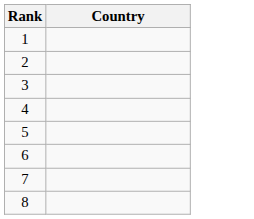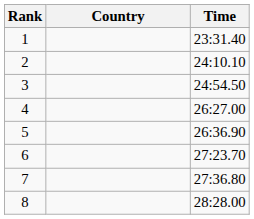+ column: (220, 16)
